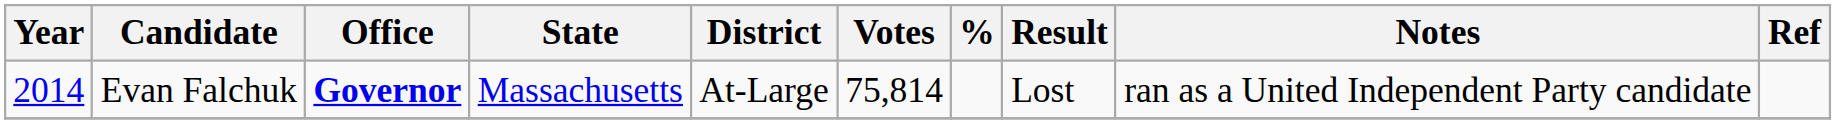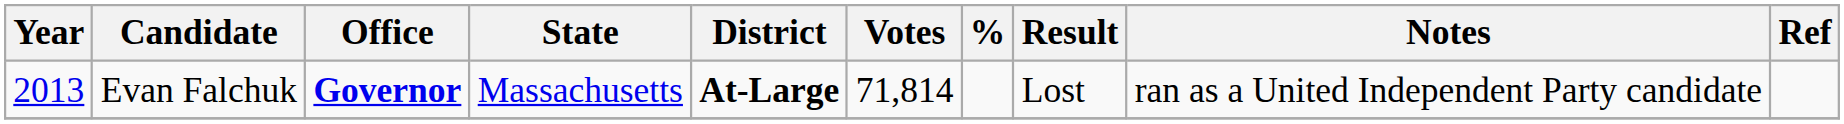(49, 88) 2014 -> (49, 88) 2013
(764, 88) normal -> (769, 88) bold
(894, 88) 75,814 -> (905, 88) 71,814
